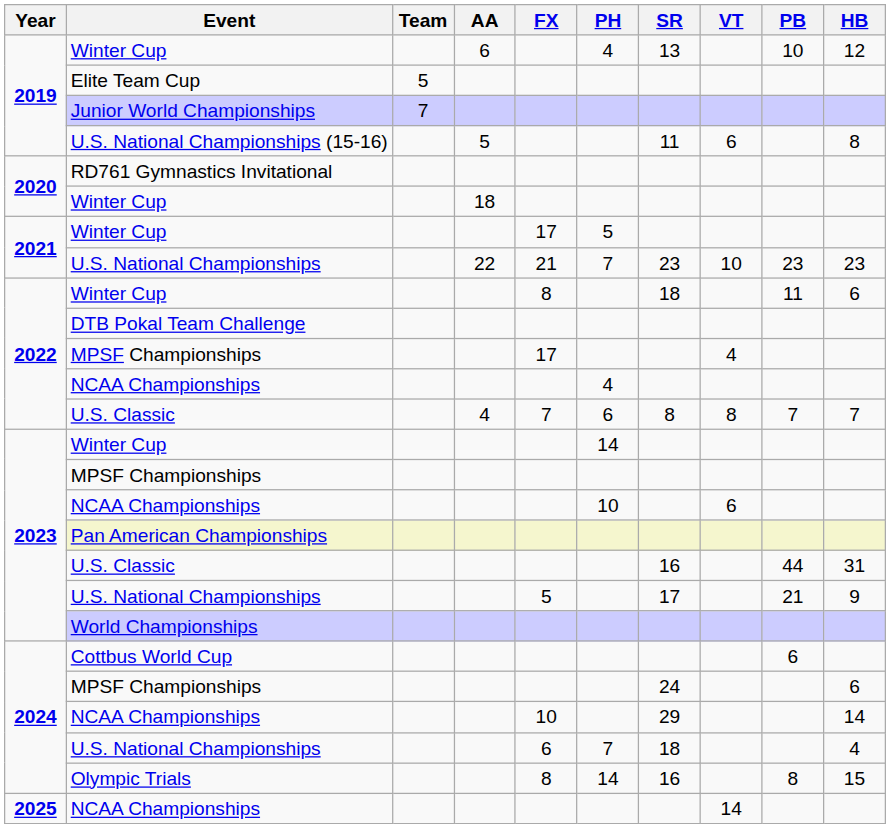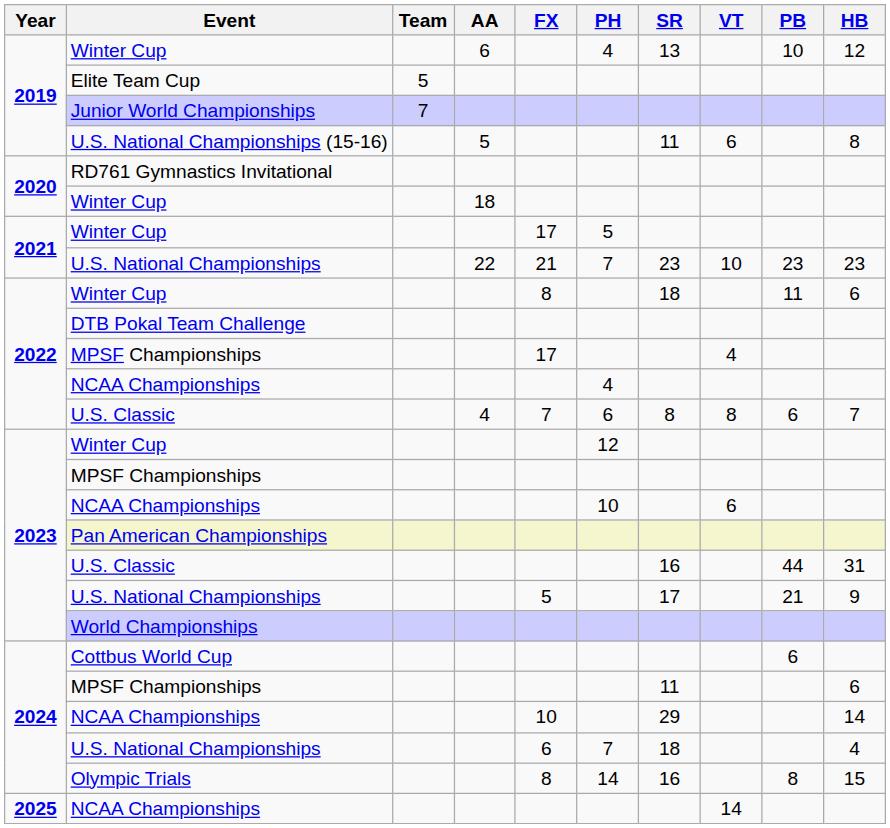(793, 414) 7 -> (793, 414) 6
(608, 444) 14 -> (608, 444) 12
(670, 687) 24 -> (670, 687) 11
